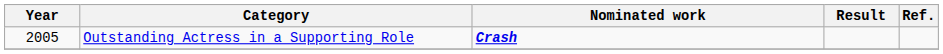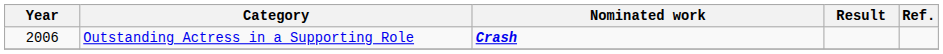(42, 38) 2005 -> (42, 38) 2006
